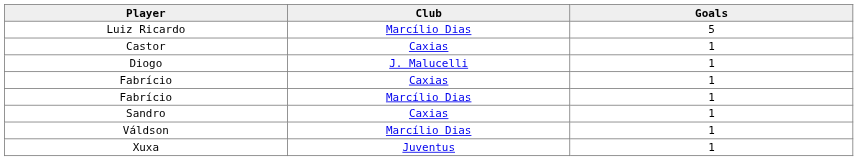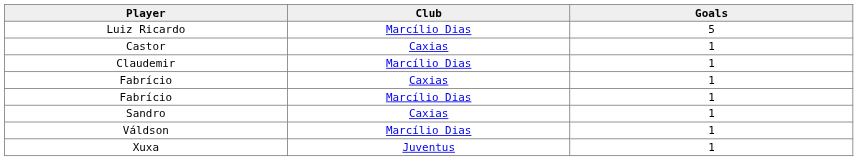+ row: (146, 63)
- row: (146, 63)
